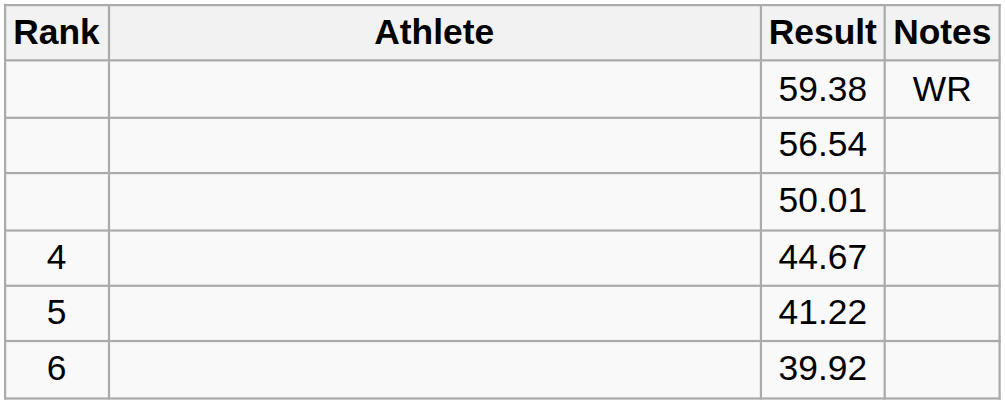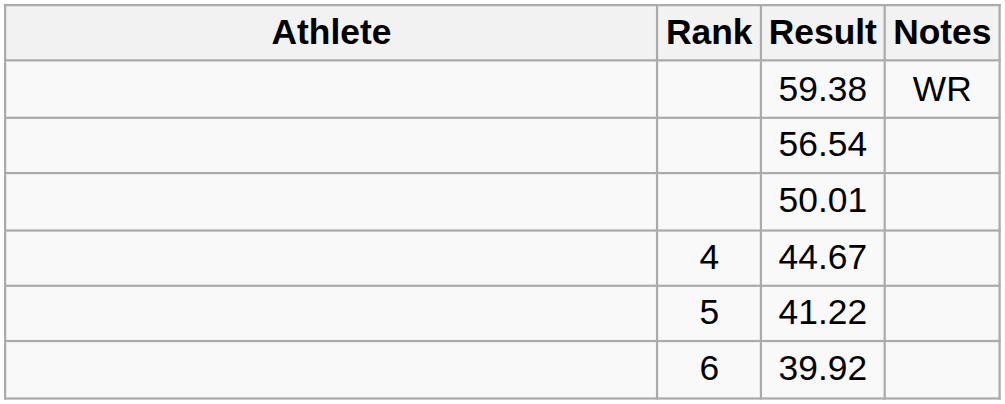columns swapped: (56, 32) <-> (434, 32)
